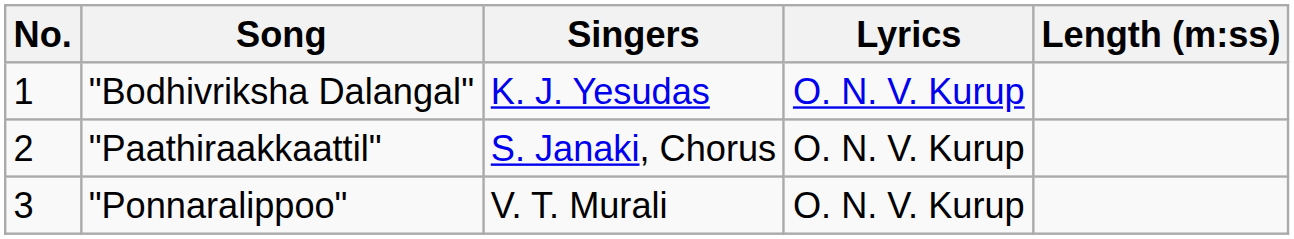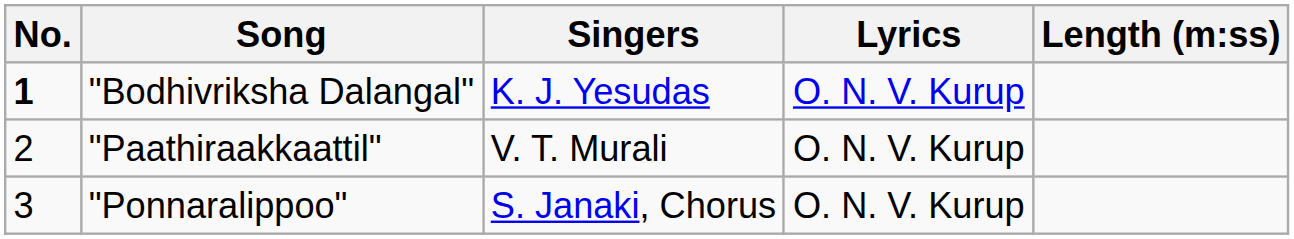(24, 91) normal -> (24, 91) bold
(633, 149) S. Janaki, Chorus -> (579, 149) V. T. Murali
(579, 206) V. T. Murali -> (633, 206) S. Janaki, Chorus
